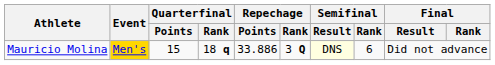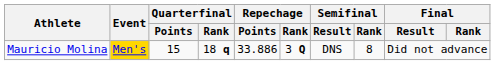(332, 50) lightyellow background -> (332, 50) no background
(369, 50) 6 -> (369, 50) 8
